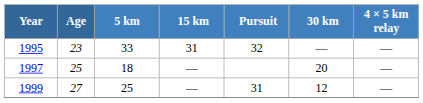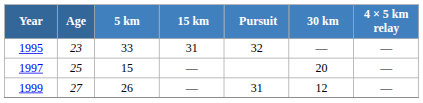(127, 68) 18 -> (127, 68) 15
(127, 88) 25 -> (127, 88) 26
